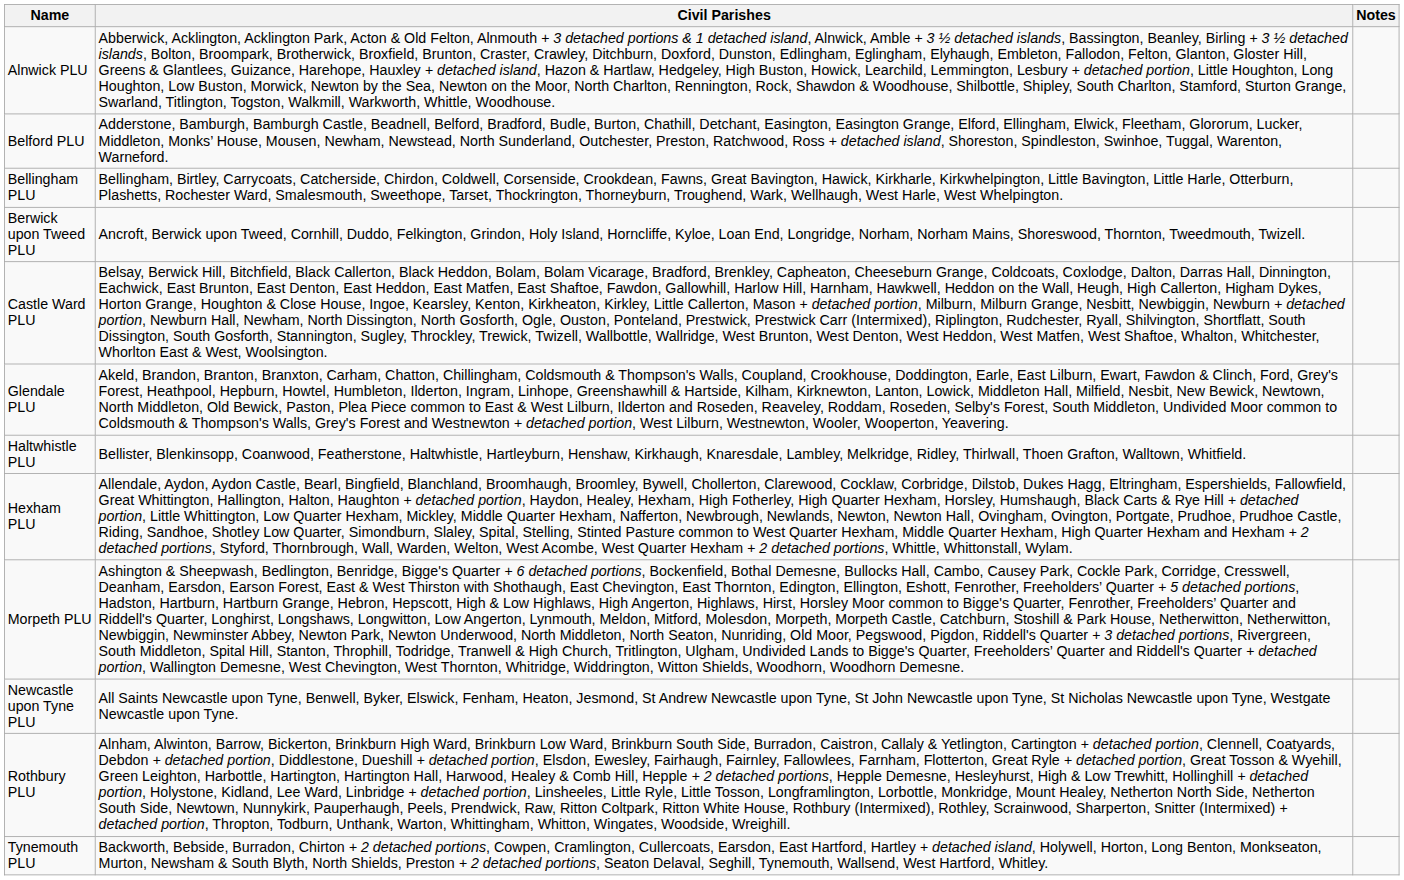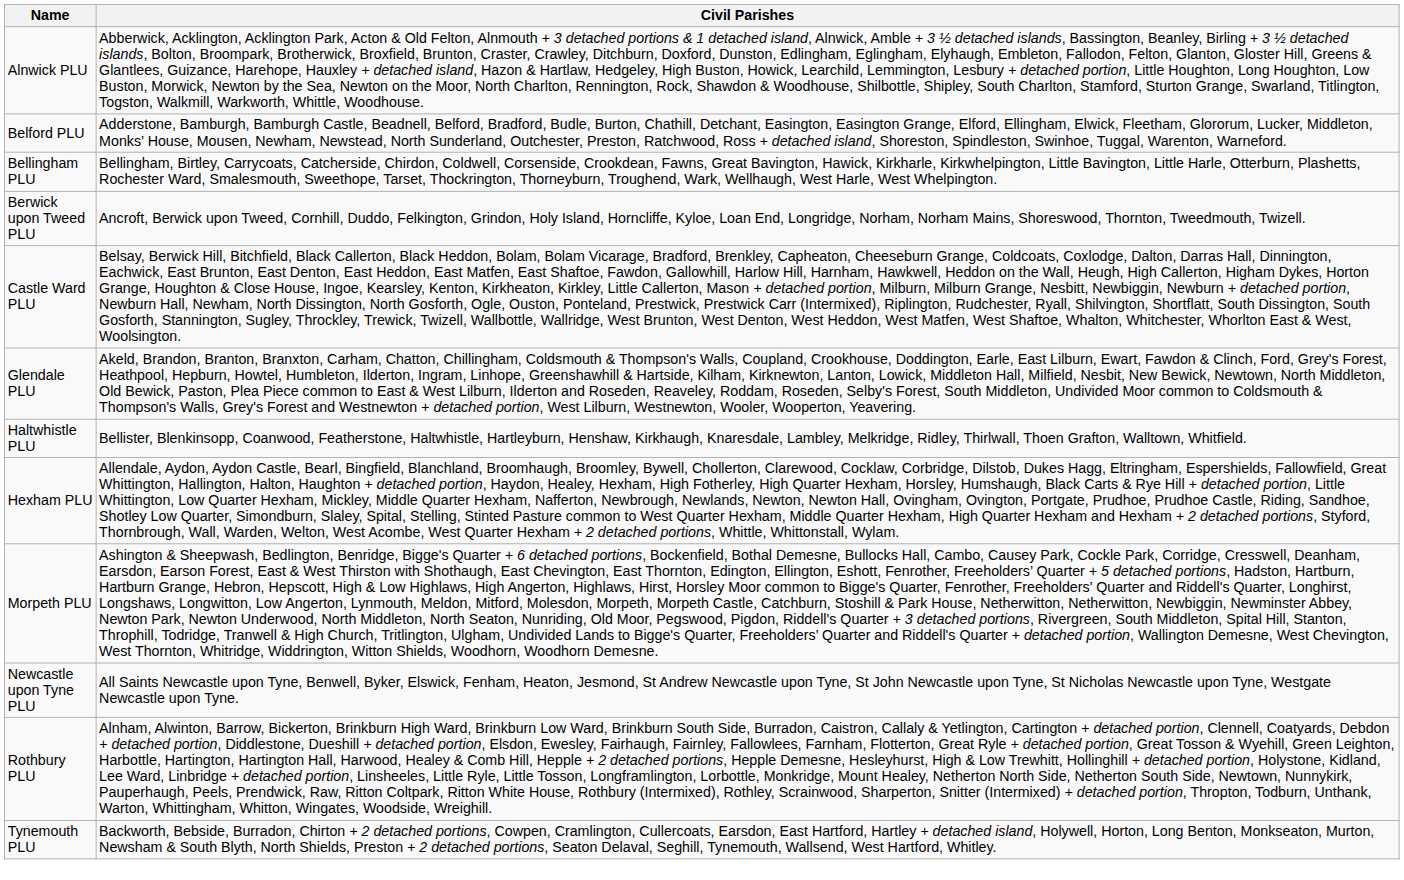- column: (1376, 15)
